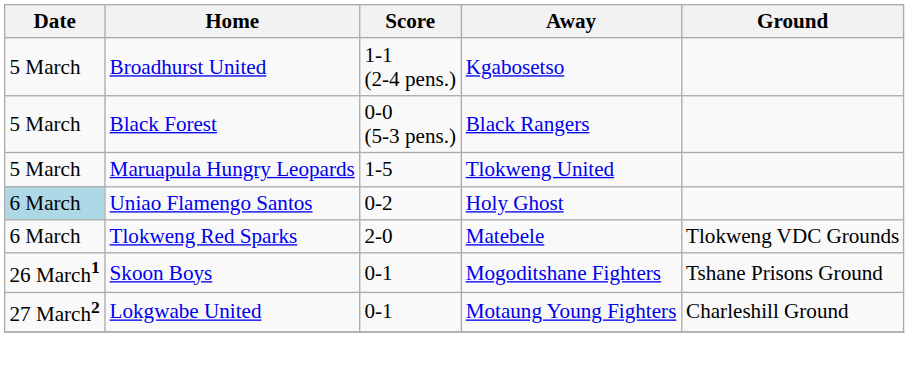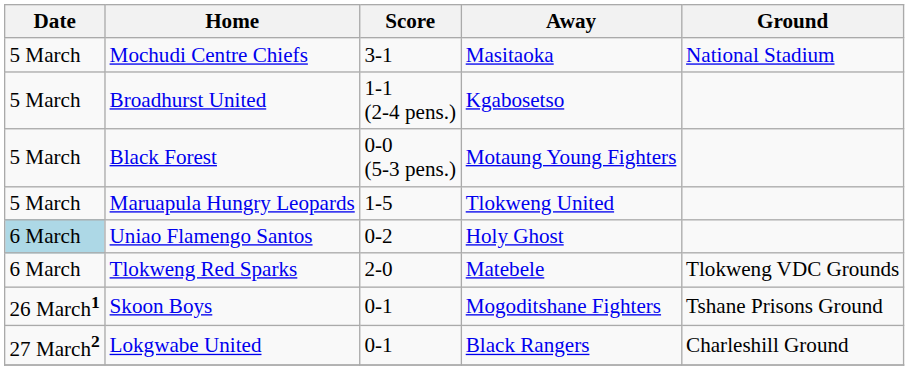+ row: (209, 54)
(528, 123) Black Rangers -> (571, 157) Motaung Young Fighters
(571, 311) Motaung Young Fighters -> (528, 345) Black Rangers
